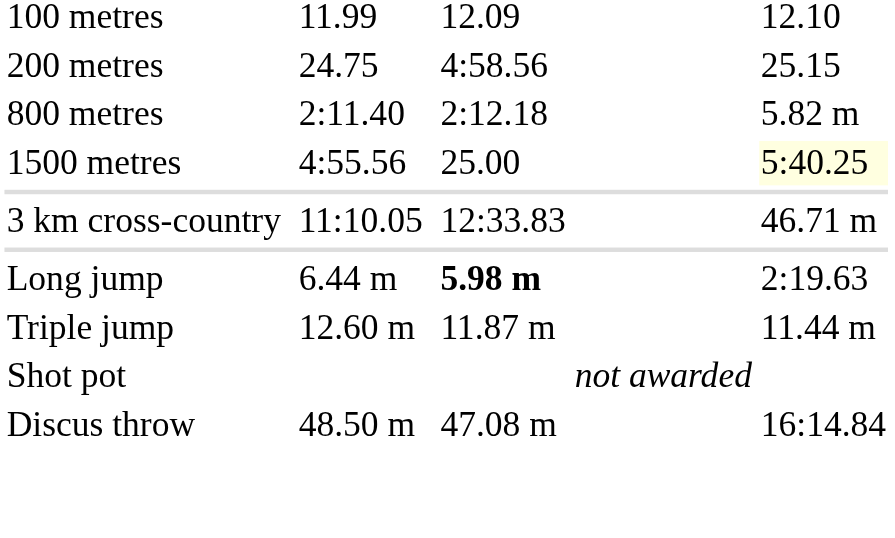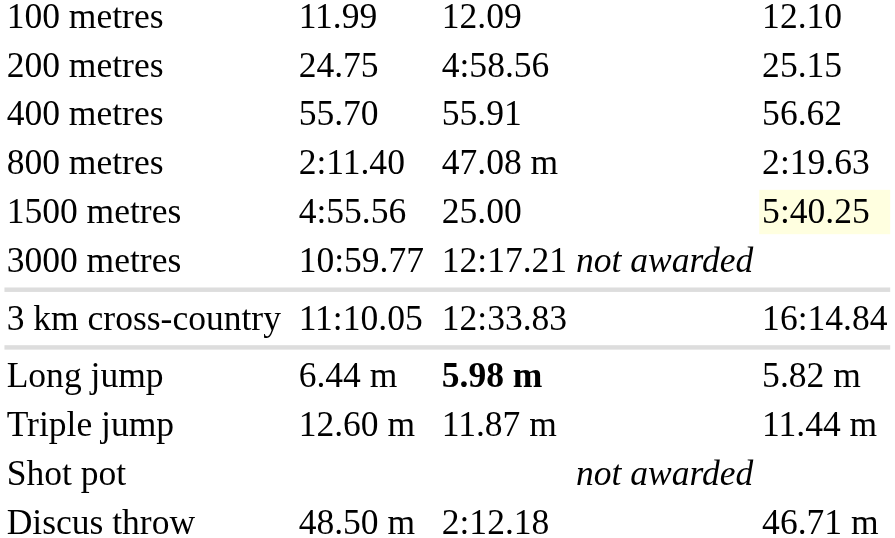+ row: (85, 113)
(494, 113) 2:12.18 -> (500, 162) 47.08 m
(810, 113) 5.82 m -> (816, 162) 2:19.63
+ row: (94, 260)
(819, 220) 46.71 m -> (825, 317) 16:14.84
(815, 277) 2:19.63 -> (811, 375) 5.82 m
(499, 424) 47.08 m -> (496, 522) 2:12.18
(823, 424) 16:14.84 -> (820, 522) 46.71 m
